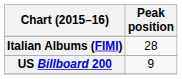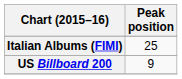(151, 45) 28 -> (151, 45) 25
